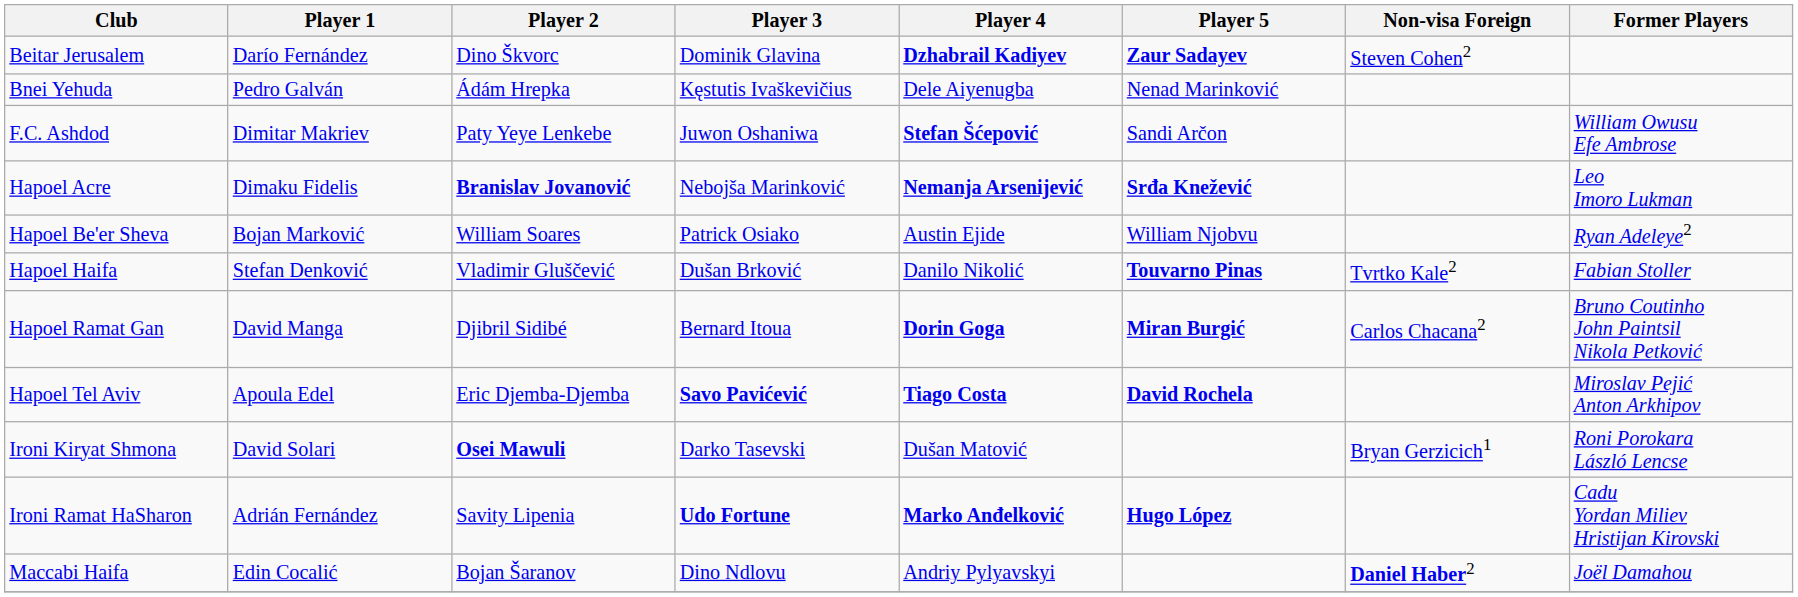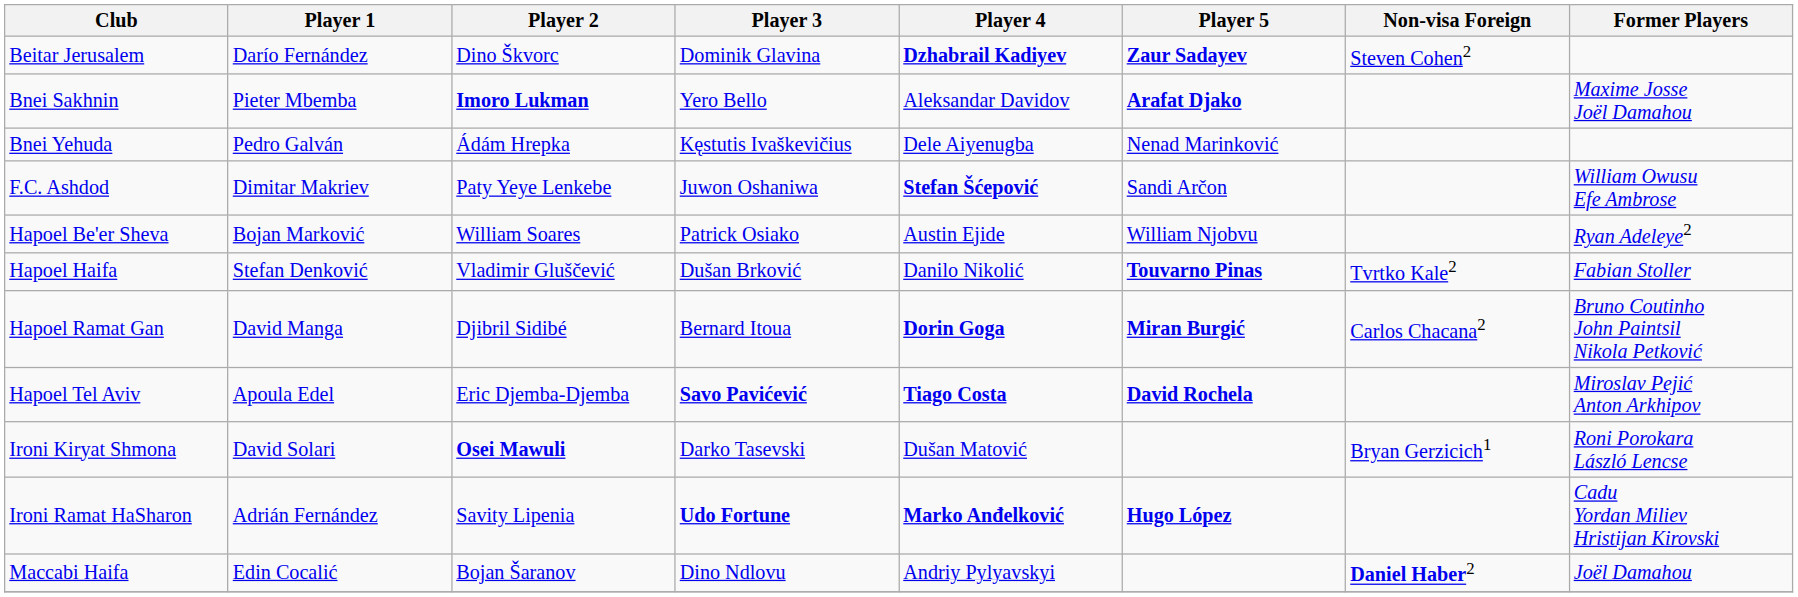+ row: (64, 101)
- row: (60, 187)
